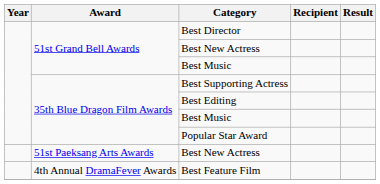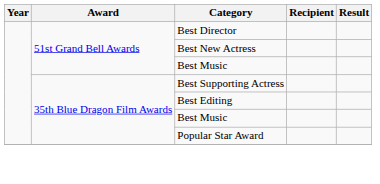- row: (94, 153)
- row: (105, 170)
